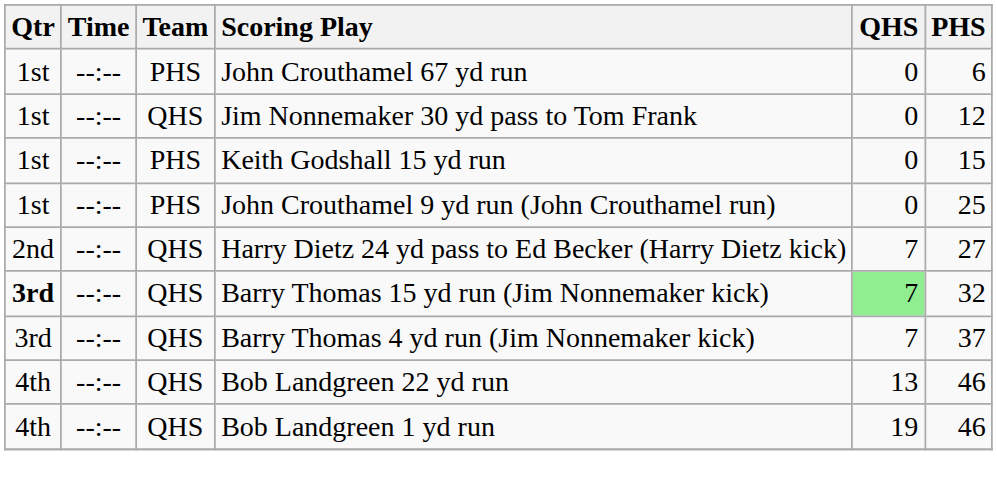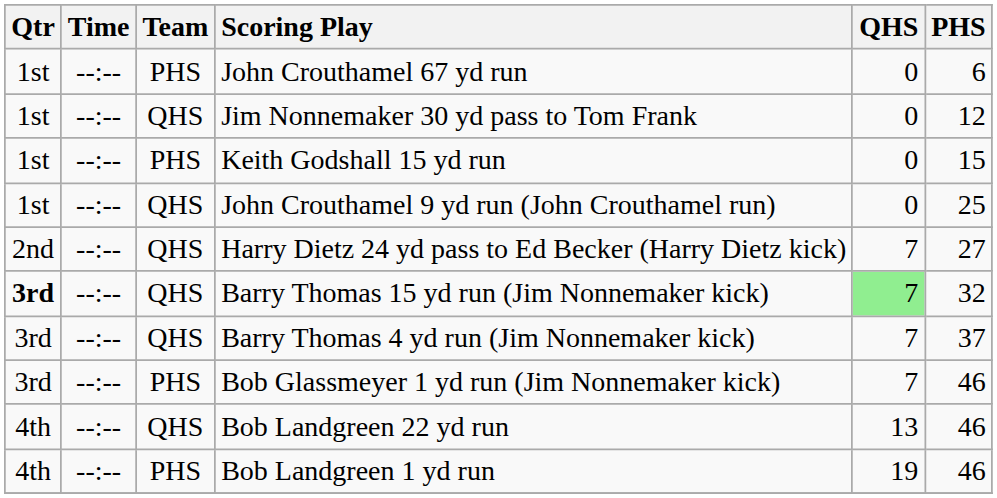(175, 204) PHS -> (175, 204) QHS
+ row: (501, 381)
(175, 426) QHS -> (175, 470) PHS
